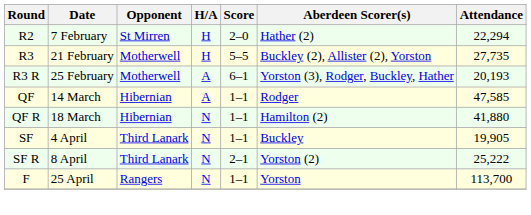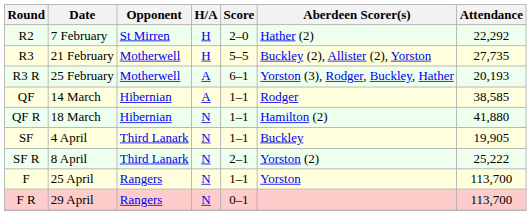(491, 35) 22,294 -> (491, 35) 22,292
(491, 96) 47,585 -> (491, 96) 38,585
+ row: (26, 199)
